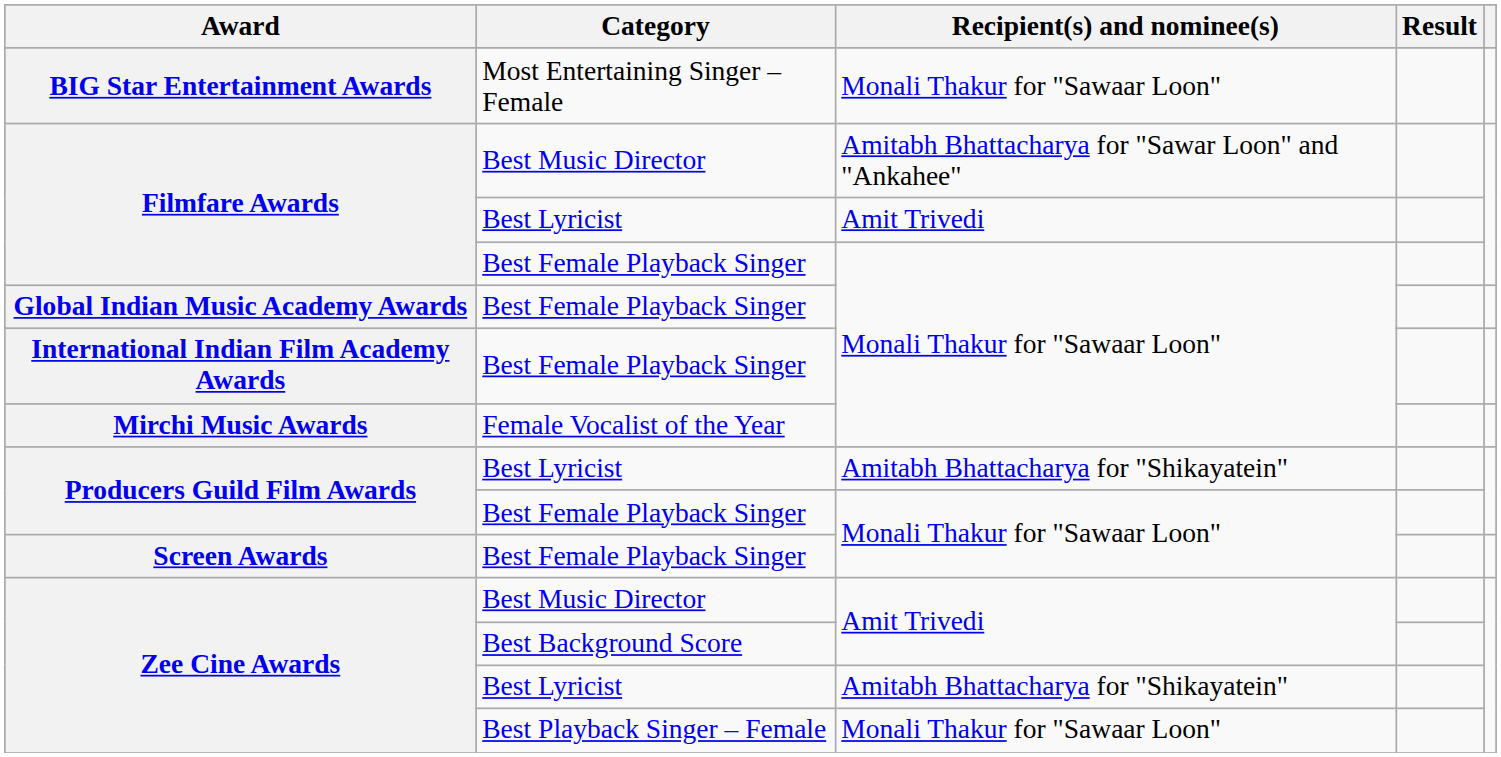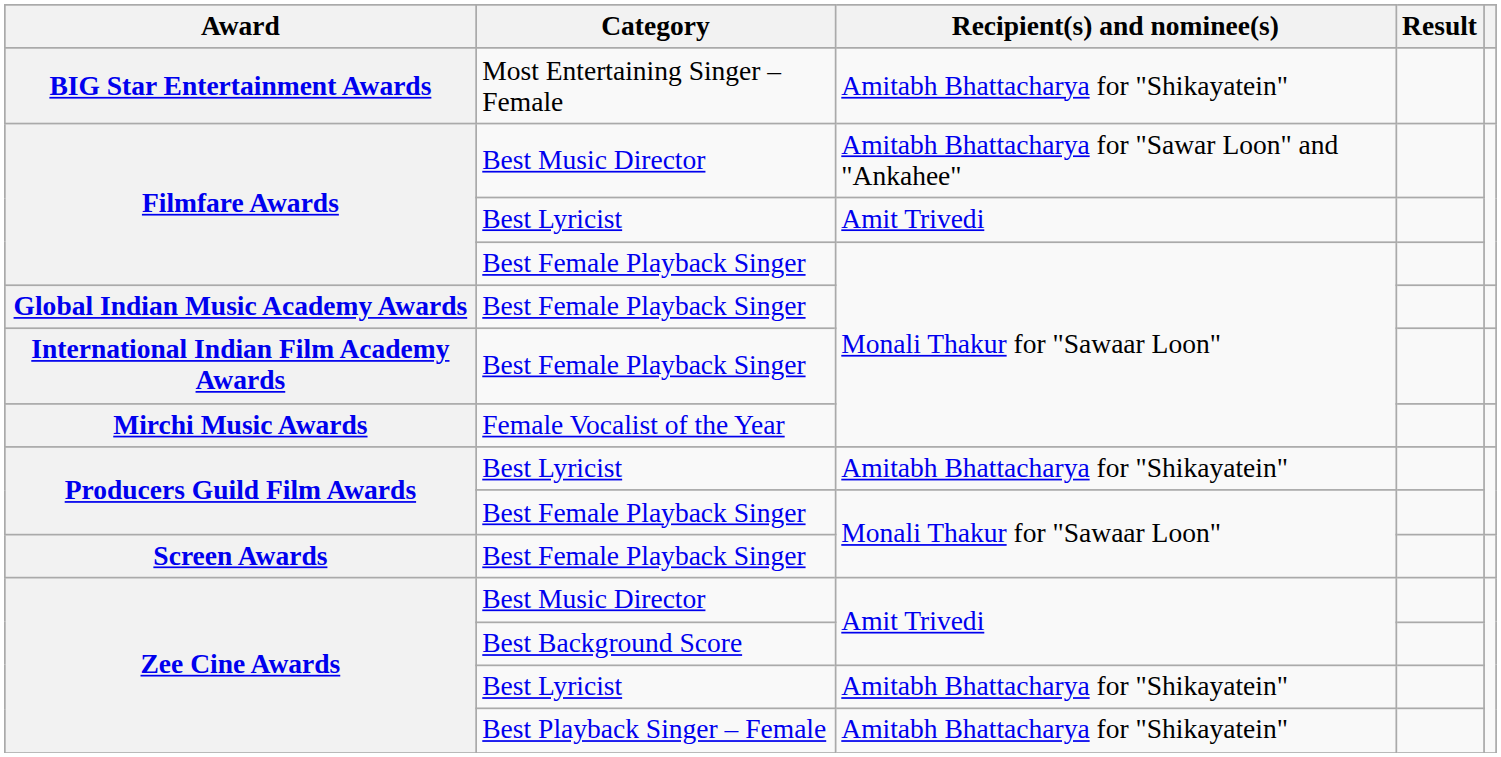(1031, 85) Monali Thakur for "Sawaar Loon" -> (1065, 85) Amitabh Bhattacharya for "Shikayatein"
(1031, 730) Monali Thakur for "Sawaar Loon" -> (1065, 730) Amitabh Bhattacharya for "Shikayatein"
